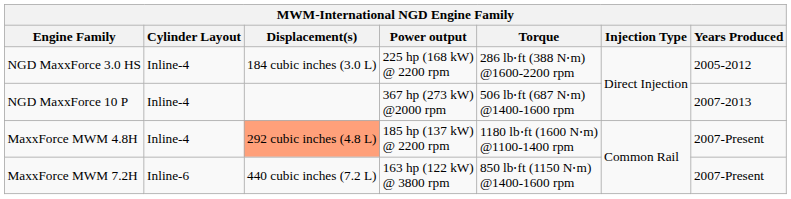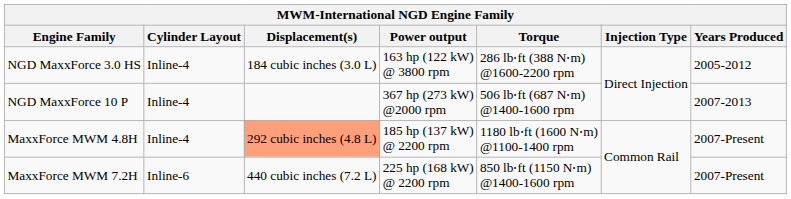(428, 65) 225 hp (168 kW) @ 2200 rpm -> (428, 65) 163 hp (122 kW) @ 3800 rpm
(428, 175) 163 hp (122 kW) @ 3800 rpm -> (428, 175) 225 hp (168 kW) @ 2200 rpm
